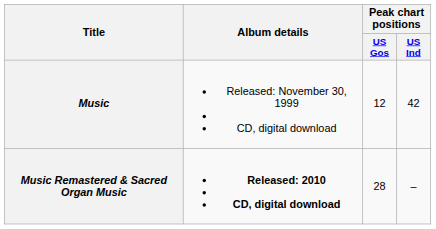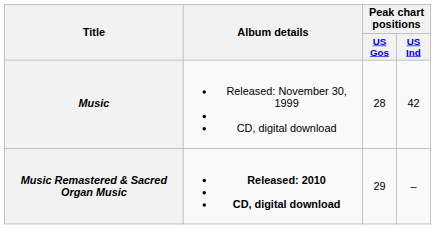(380, 104) 12 -> (380, 104) 28
(380, 186) 28 -> (380, 186) 29
